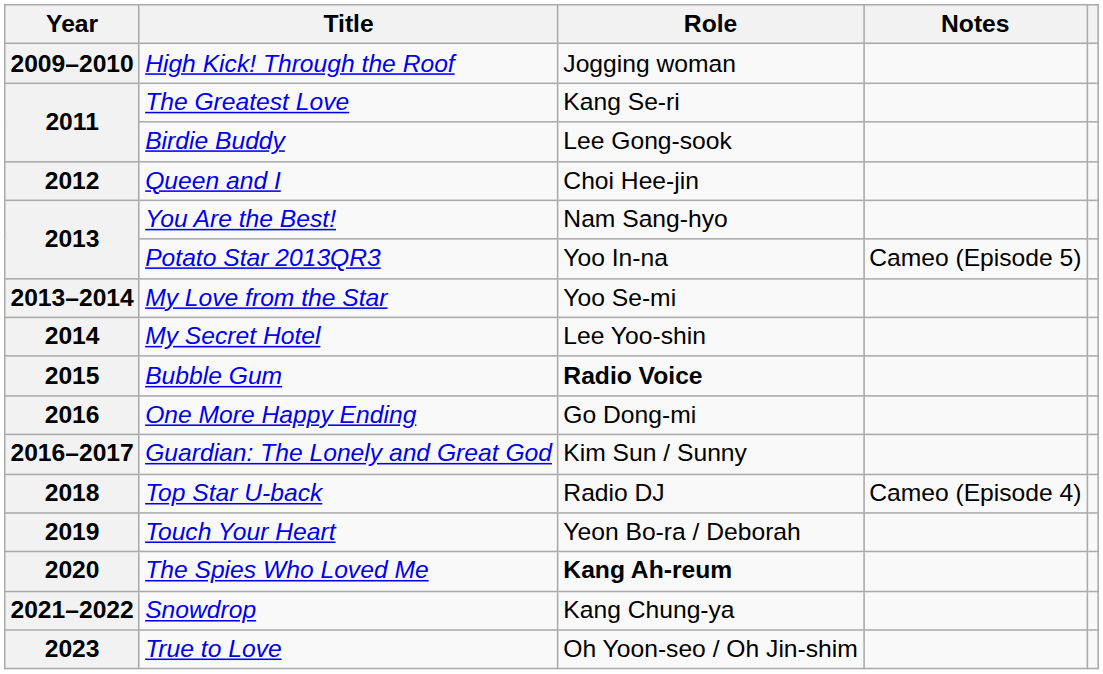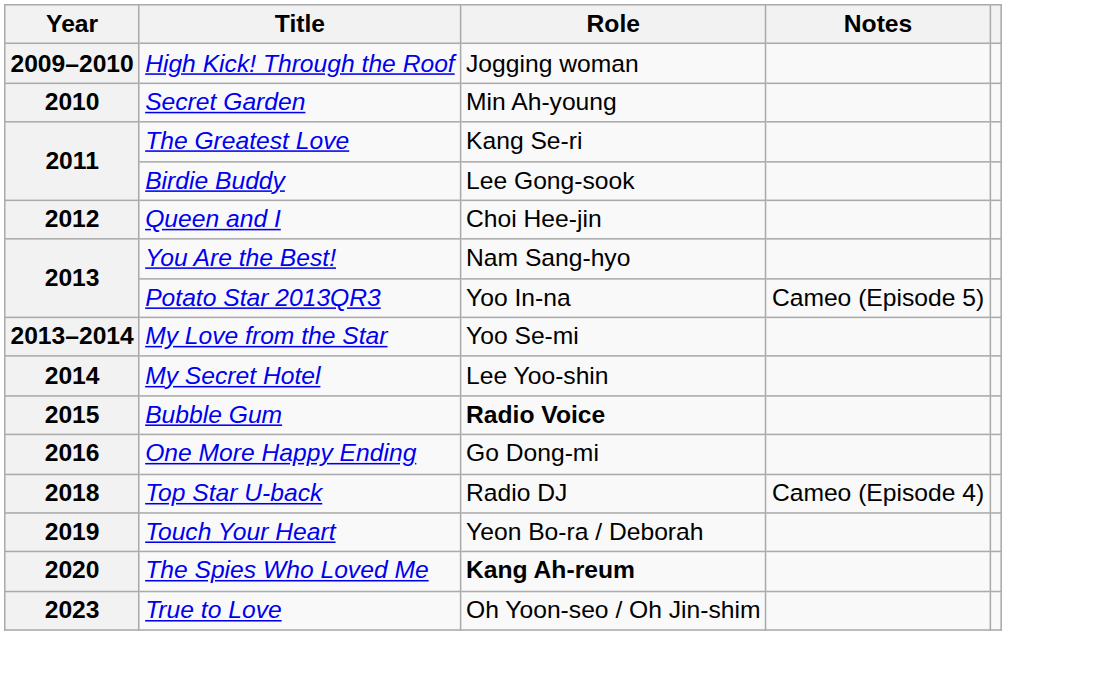+ row: (225, 102)
- row: (349, 453)
- row: (201, 610)
